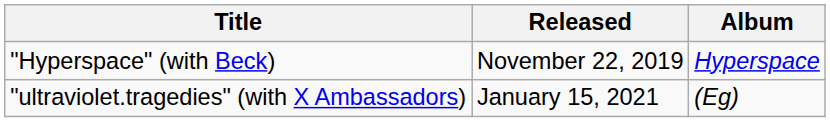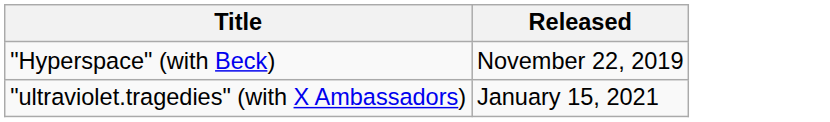- column: (757, 23)
